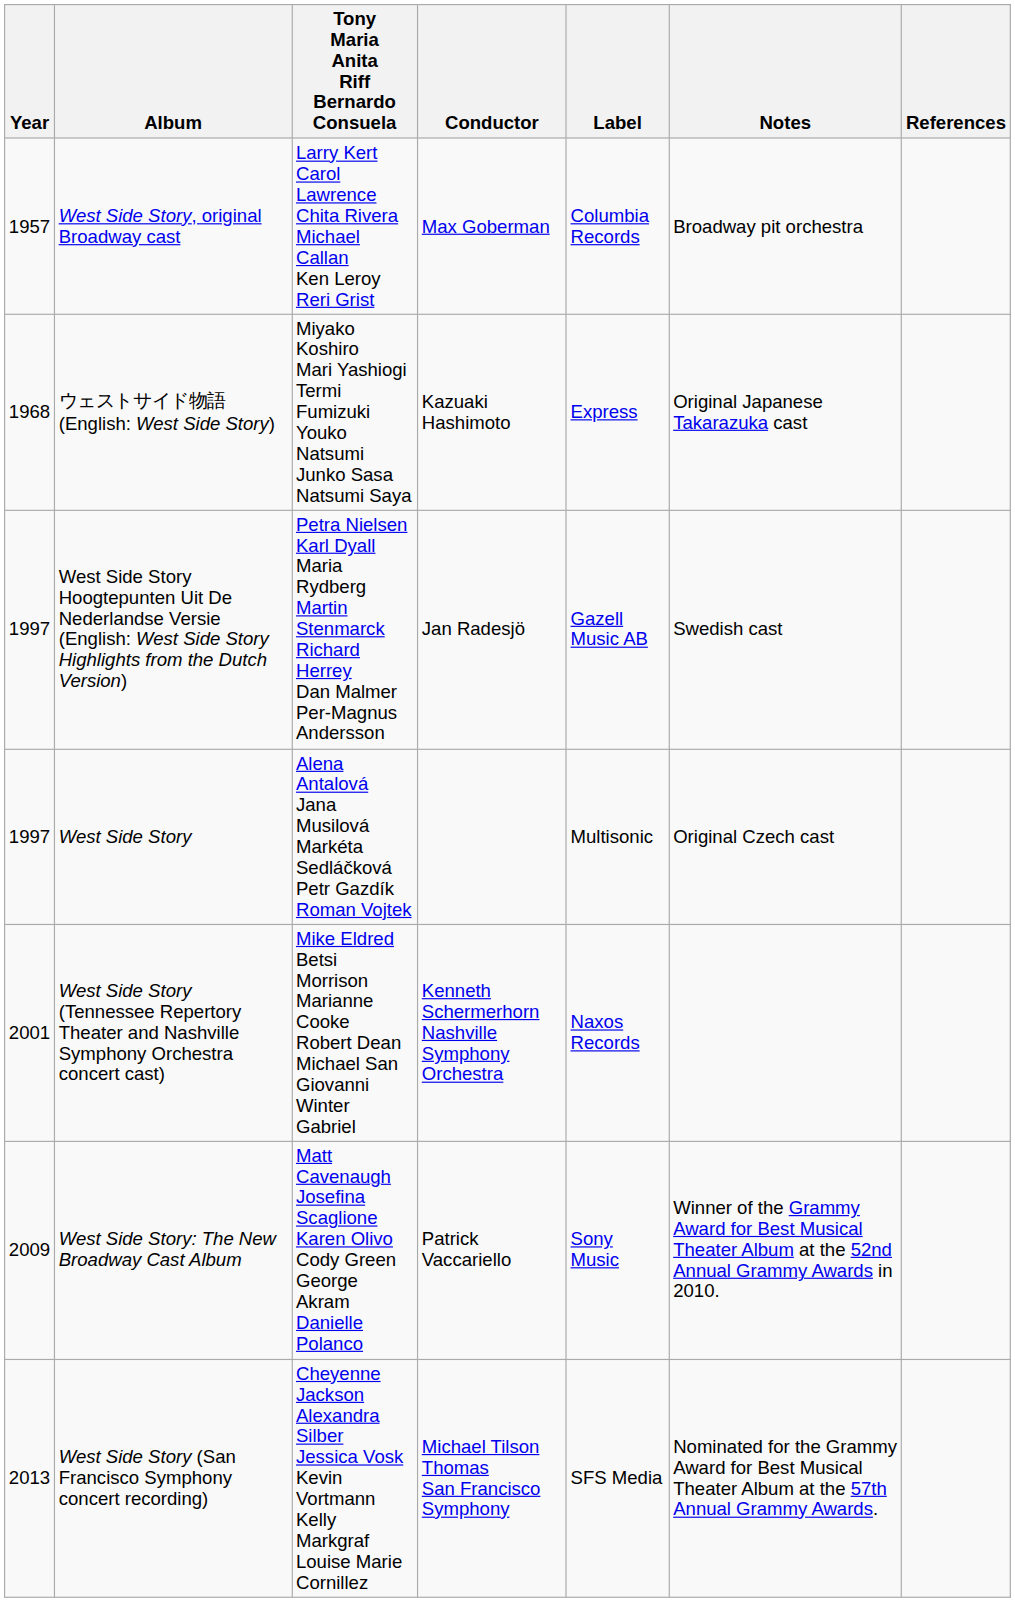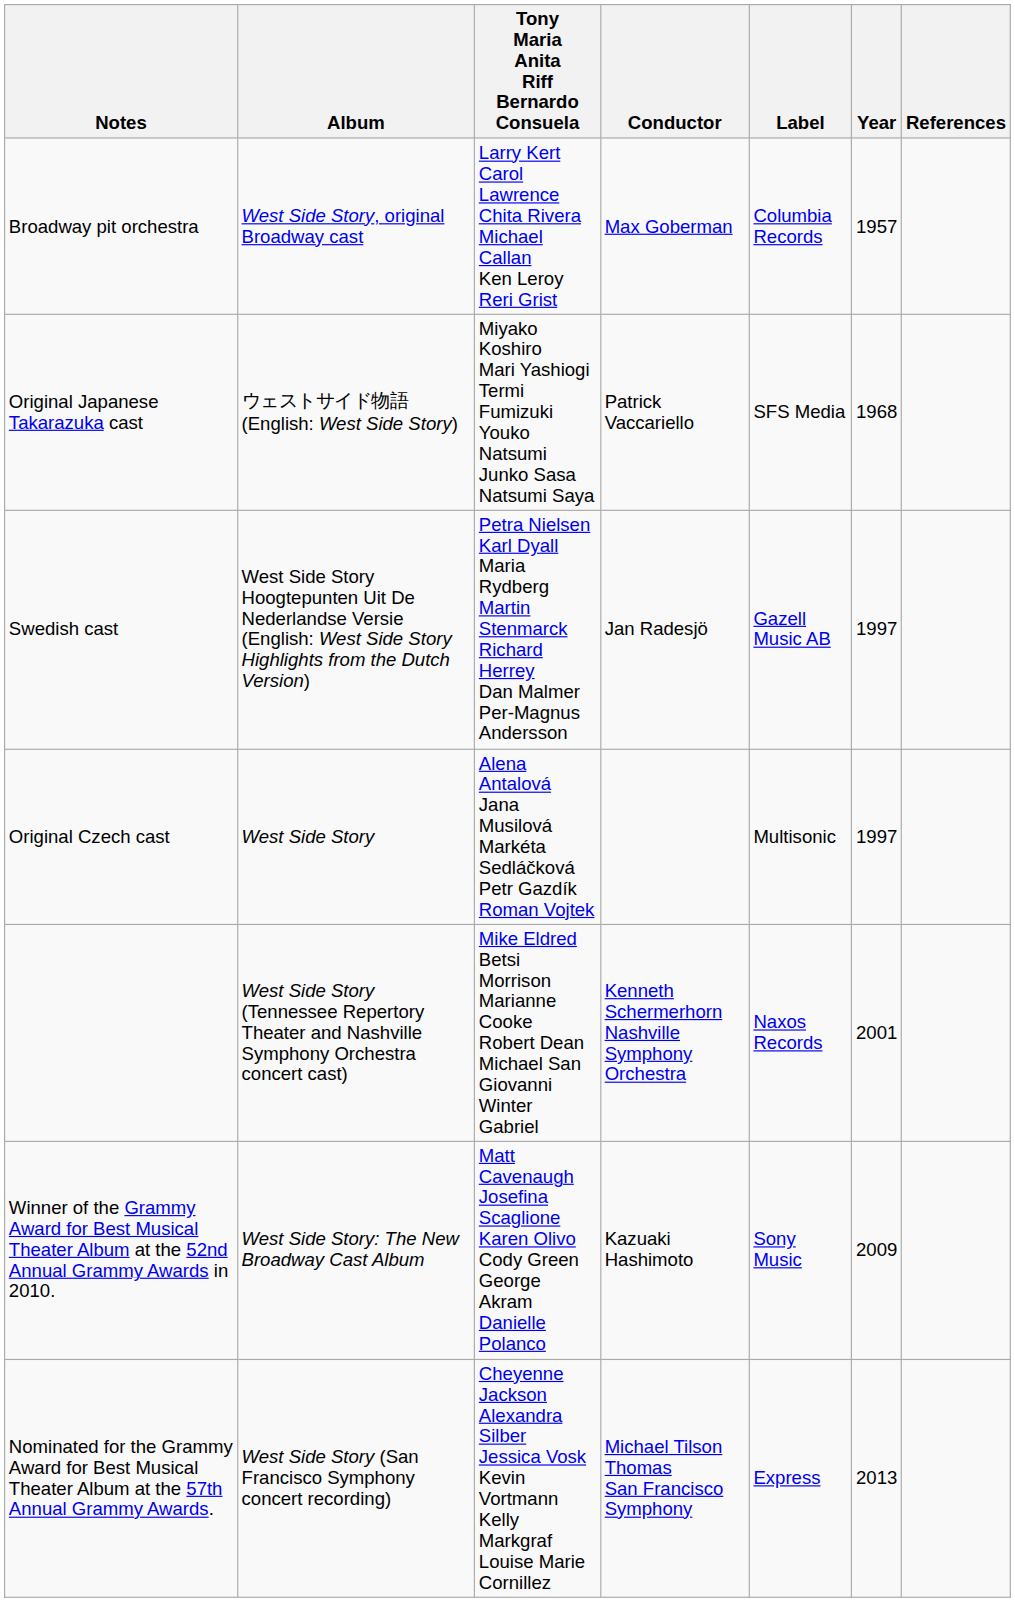columns swapped: (30, 123) <-> (785, 123)
(466, 412) Kazuaki Hashimoto -> (649, 412) Patrick Vaccariello
(604, 412) Express -> (799, 412) SFS Media
(467, 1250) Patrick Vaccariello -> (649, 1250) Kazuaki Hashimoto
(616, 1478) SFS Media -> (787, 1478) Express
